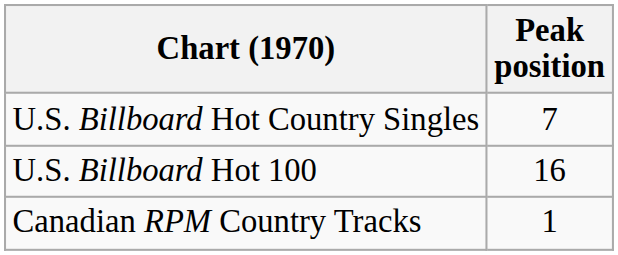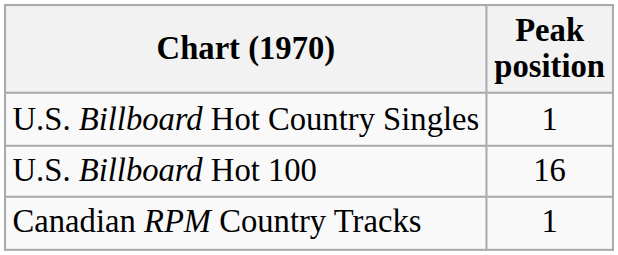(550, 118) 7 -> (550, 118) 1
